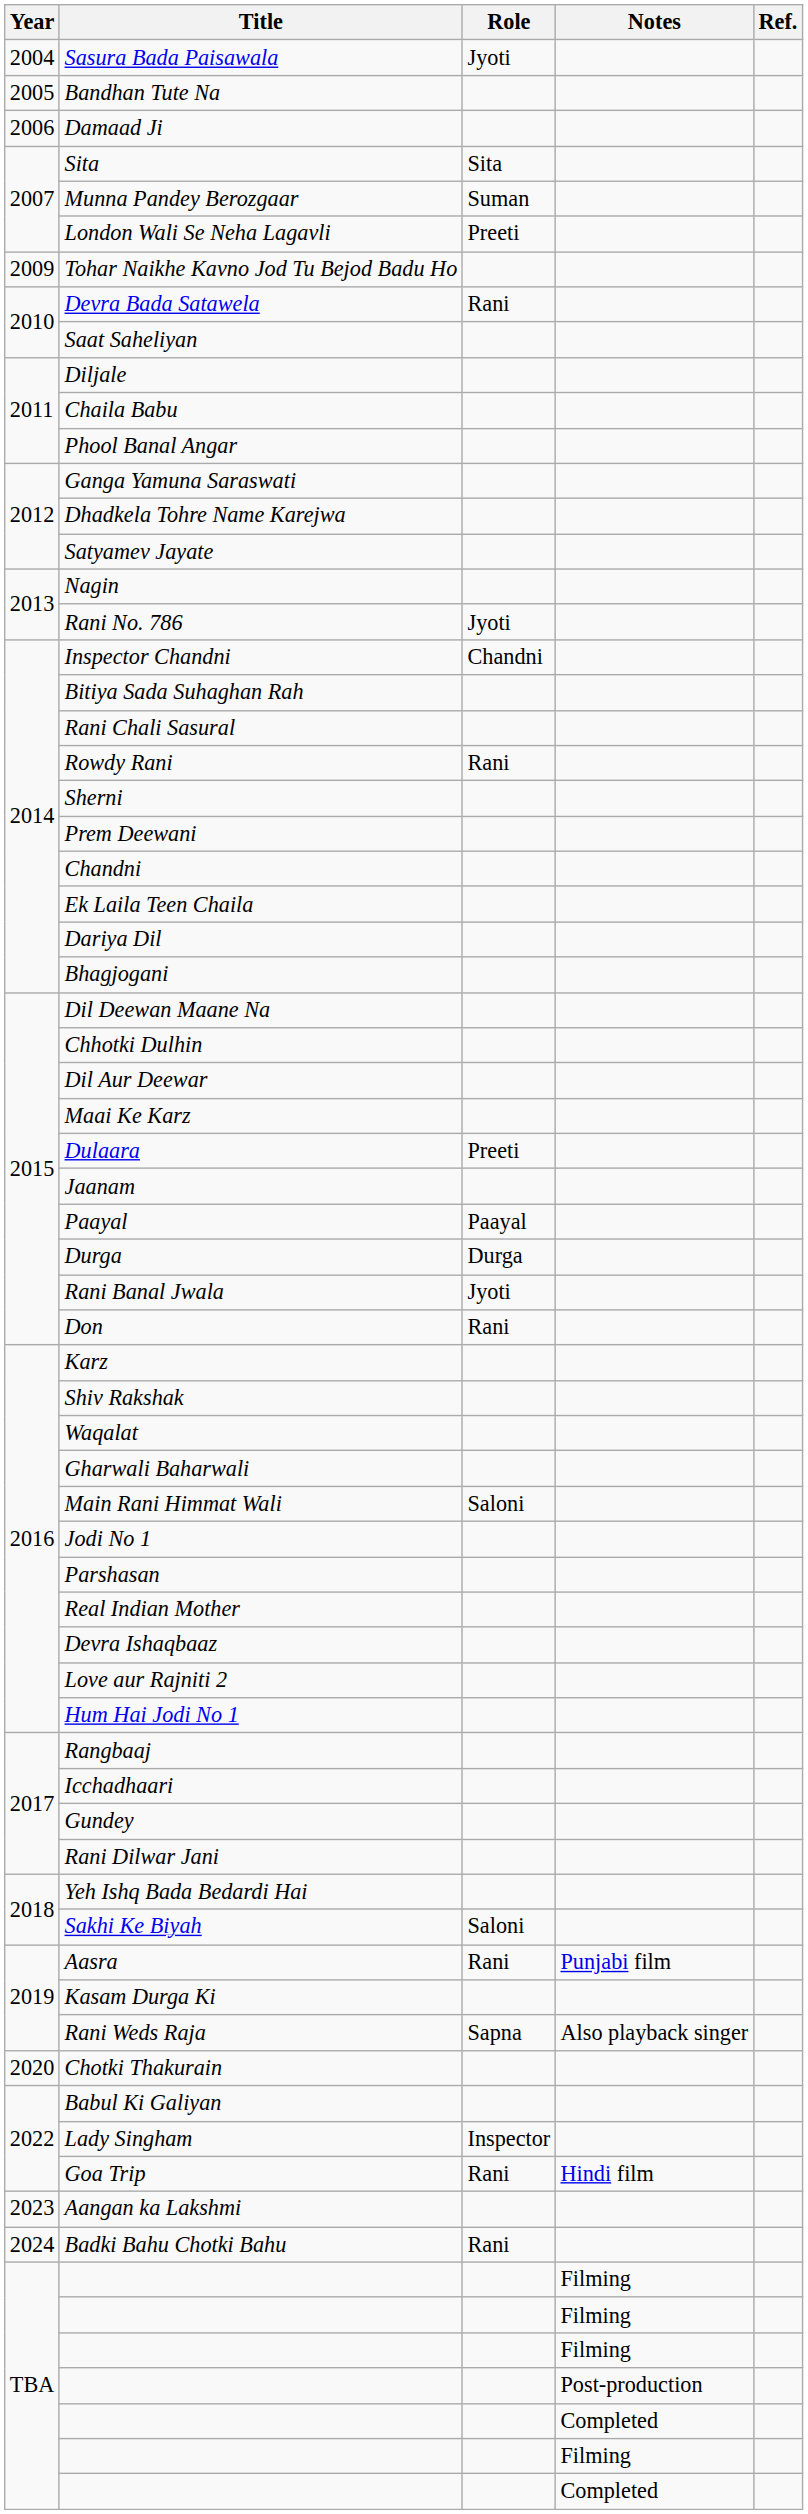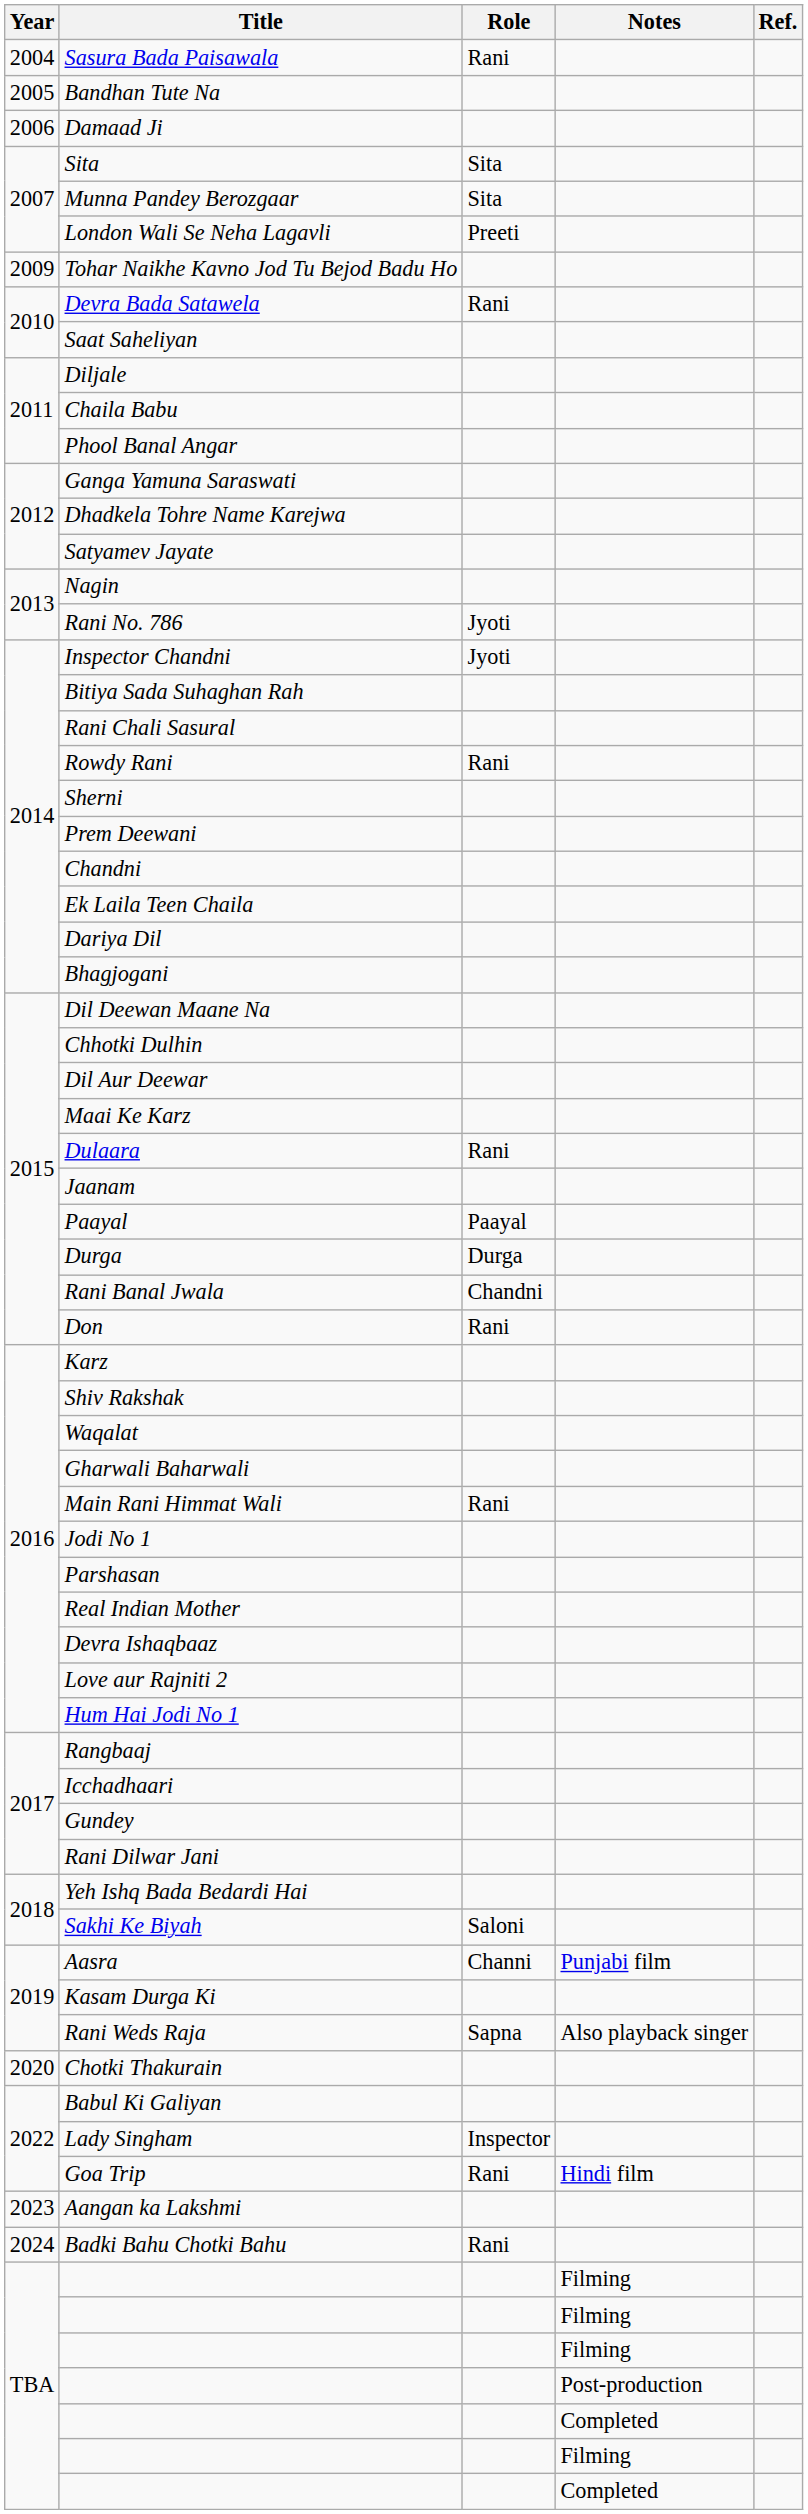(489, 57) Jyoti -> (489, 57) Rani
(498, 198) Suman -> (485, 198) Sita
(505, 657) Chandni -> (489, 657) Jyoti
(493, 1150) Preeti -> (489, 1150) Rani
(489, 1291) Jyoti -> (505, 1291) Chandni
(496, 1503) Saloni -> (489, 1503) Rani
(489, 1962) Rani -> (500, 1962) Channi
